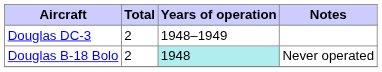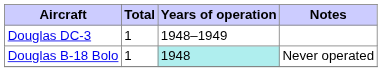(128, 35) 2 -> (128, 35) 1
(128, 56) 2 -> (128, 56) 1
